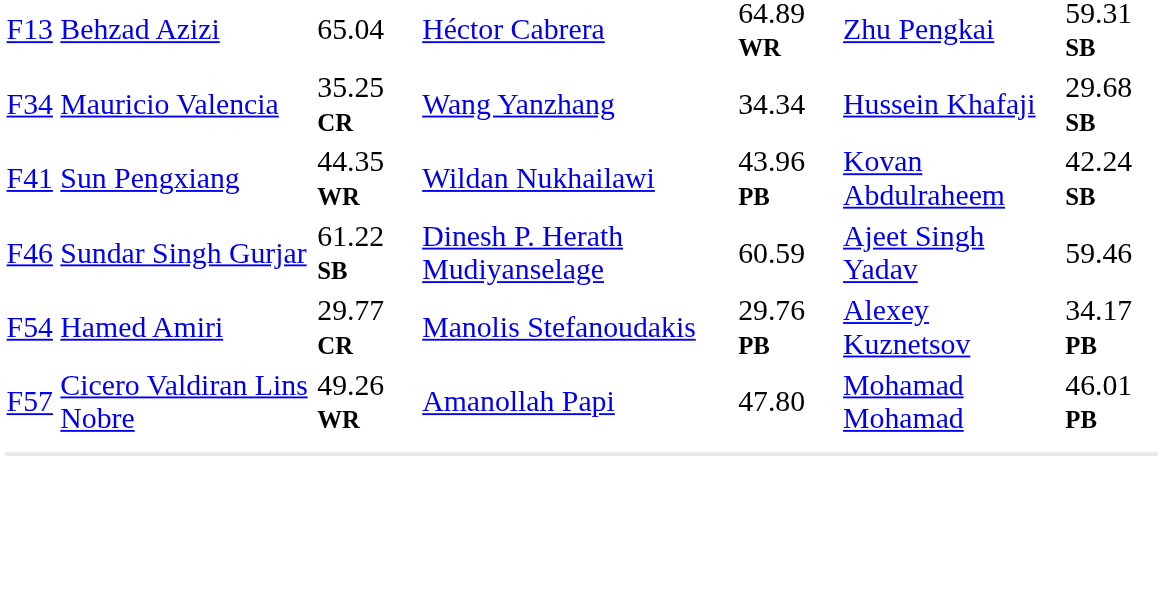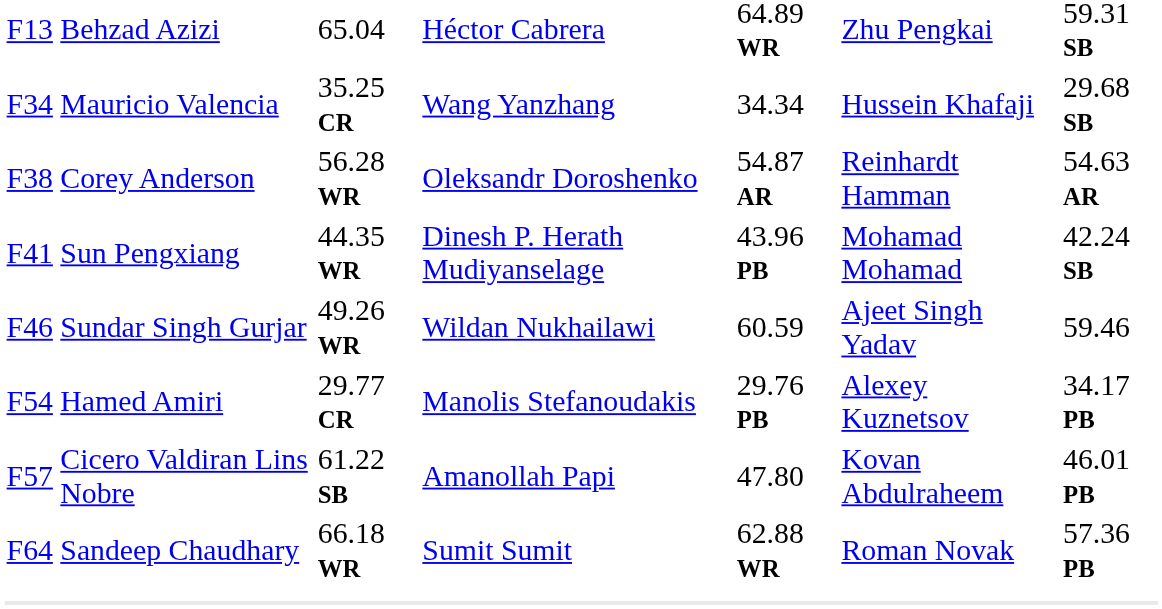+ row: (30, 178)
(539, 178) Wildan Nukhailawi -> (523, 252) Dinesh P. Herath Mudiyanselage
(924, 178) Kovan Abdulraheem -> (902, 252) Mohamad Mohamad
(351, 252) 61.22 SB -> (351, 327) 49.26 WR
(523, 252) Dinesh P. Herath Mudiyanselage -> (539, 327) Wildan Nukhailawi
(351, 401) 49.26 WR -> (351, 476) 61.22 SB
(903, 401) Mohamad Mohamad -> (922, 476) Kovan Abdulraheem
+ row: (30, 550)
